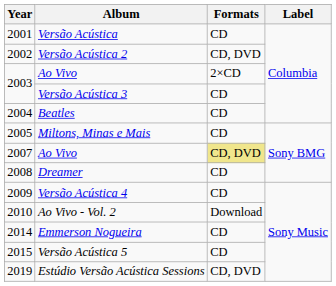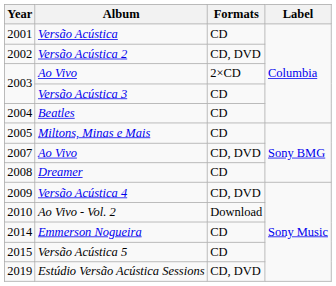(236, 152) khaki background -> (236, 152) no background
(219, 192) CD -> (236, 192) CD, DVD
